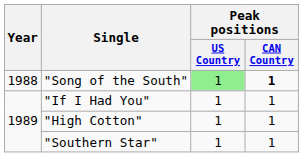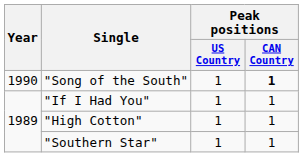(23, 80) 1988 -> (23, 80) 1990
(218, 80) lightgreen background -> (218, 80) no background
